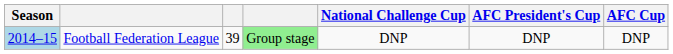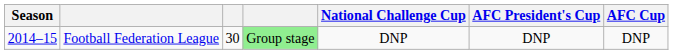(32, 37) lightblue background -> (32, 37) no background
(233, 37) 39 -> (233, 37) 30
